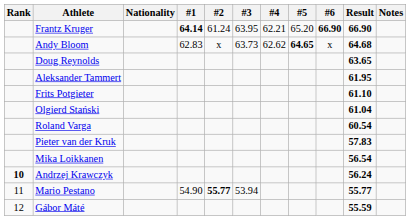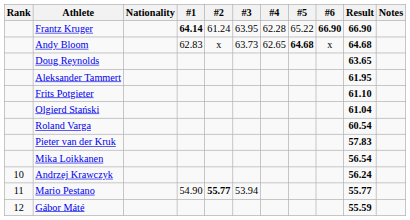(274, 28) 62.21 -> (274, 28) 62.28
(302, 28) 65.20 -> (302, 28) 65.22
(274, 45) 62.62 -> (274, 45) 62.65
(302, 45) 64.65 -> (302, 45) 64.68
(19, 175) bold -> (19, 175) normal
